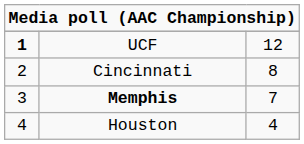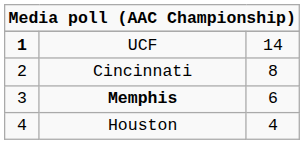(273, 45) 12 -> (273, 45) 14
(273, 99) 7 -> (273, 99) 6
